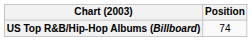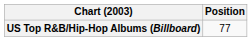(225, 28) 74 -> (225, 28) 77
